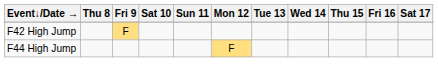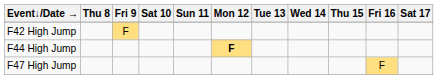(231, 48) normal -> (231, 48) bold
+ row: (42, 66)
